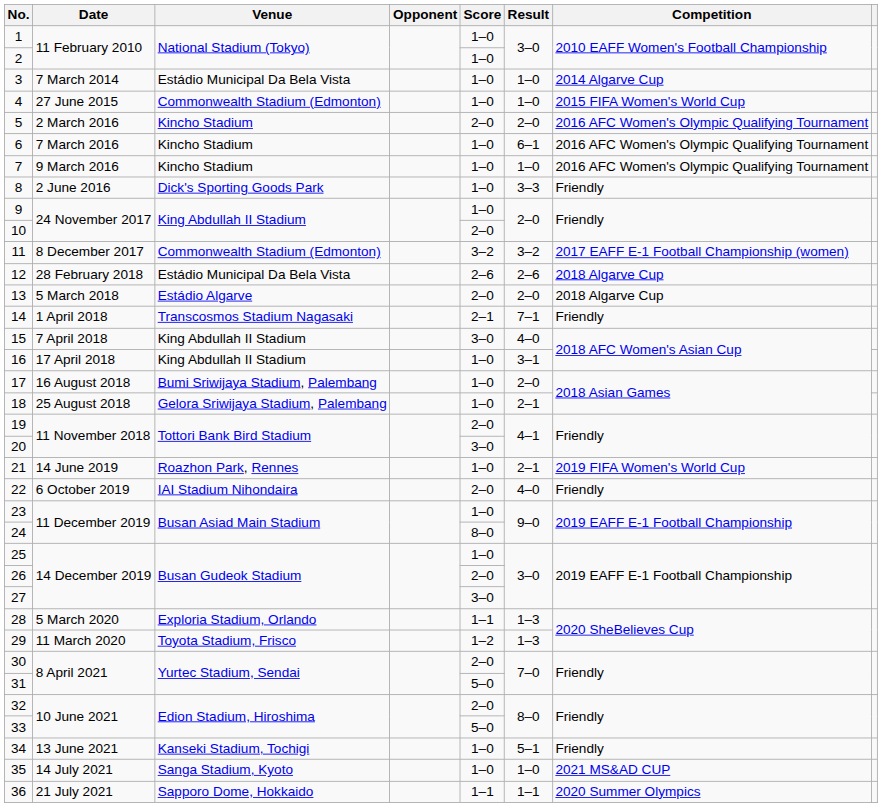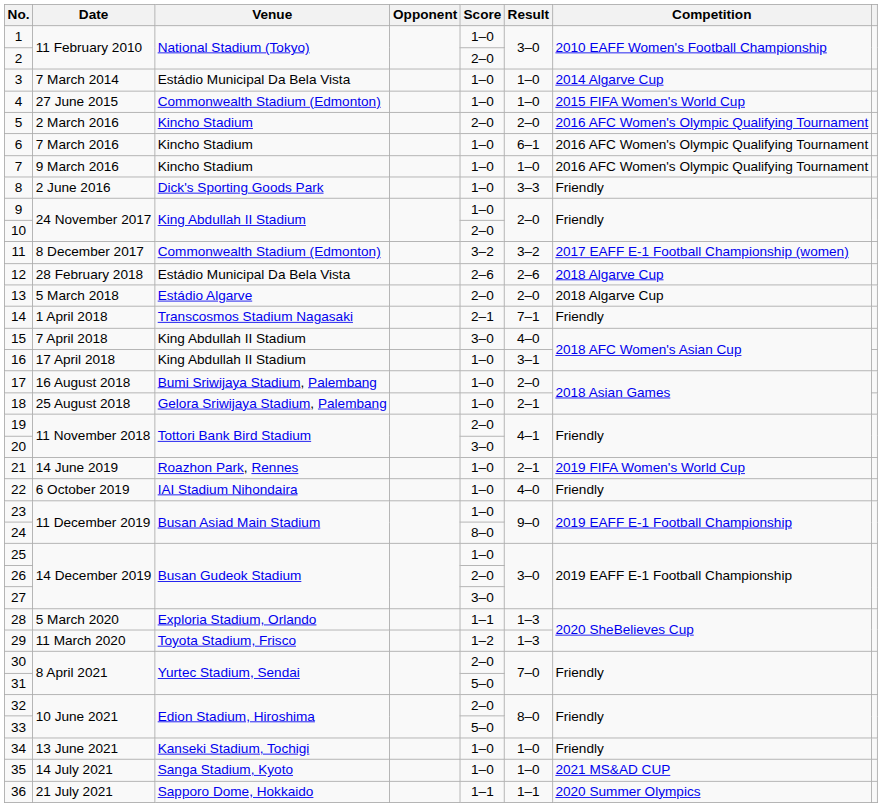(482, 58) 1–0 -> (482, 58) 2–0
(482, 489) 2–0 -> (482, 489) 1–0
(528, 748) 5–1 -> (528, 748) 1–0
